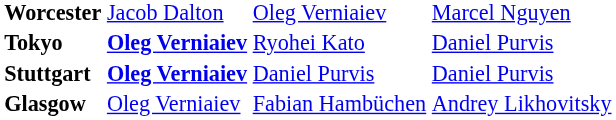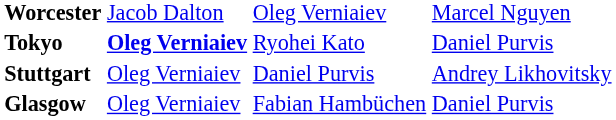(177, 73) bold -> (174, 73) normal
(493, 73) Daniel Purvis -> (522, 73) Andrey Likhovitsky
(522, 104) Andrey Likhovitsky -> (493, 104) Daniel Purvis
